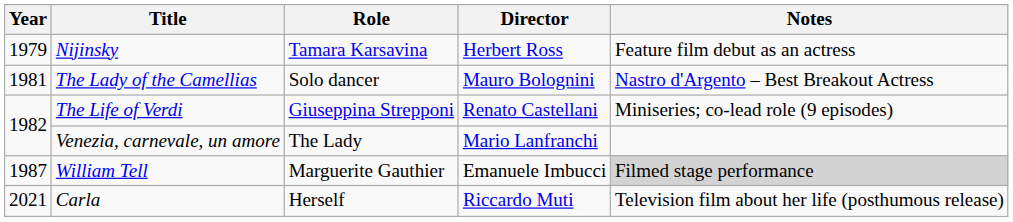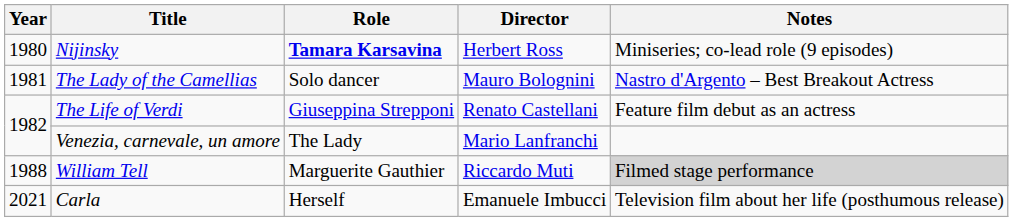(28, 49) 1979 -> (28, 49) 1980
(358, 49) normal -> (365, 49) bold
(735, 49) Feature film debut as an actress -> (754, 49) Miniseries; co-lead role (9 episodes)
(754, 110) Miniseries; co-lead role (9 episodes) -> (735, 110) Feature film debut as an actress
(28, 170) 1987 -> (28, 170) 1988
(535, 170) Emanuele Imbucci -> (518, 170) Riccardo Muti
(518, 200) Riccardo Muti -> (535, 200) Emanuele Imbucci
